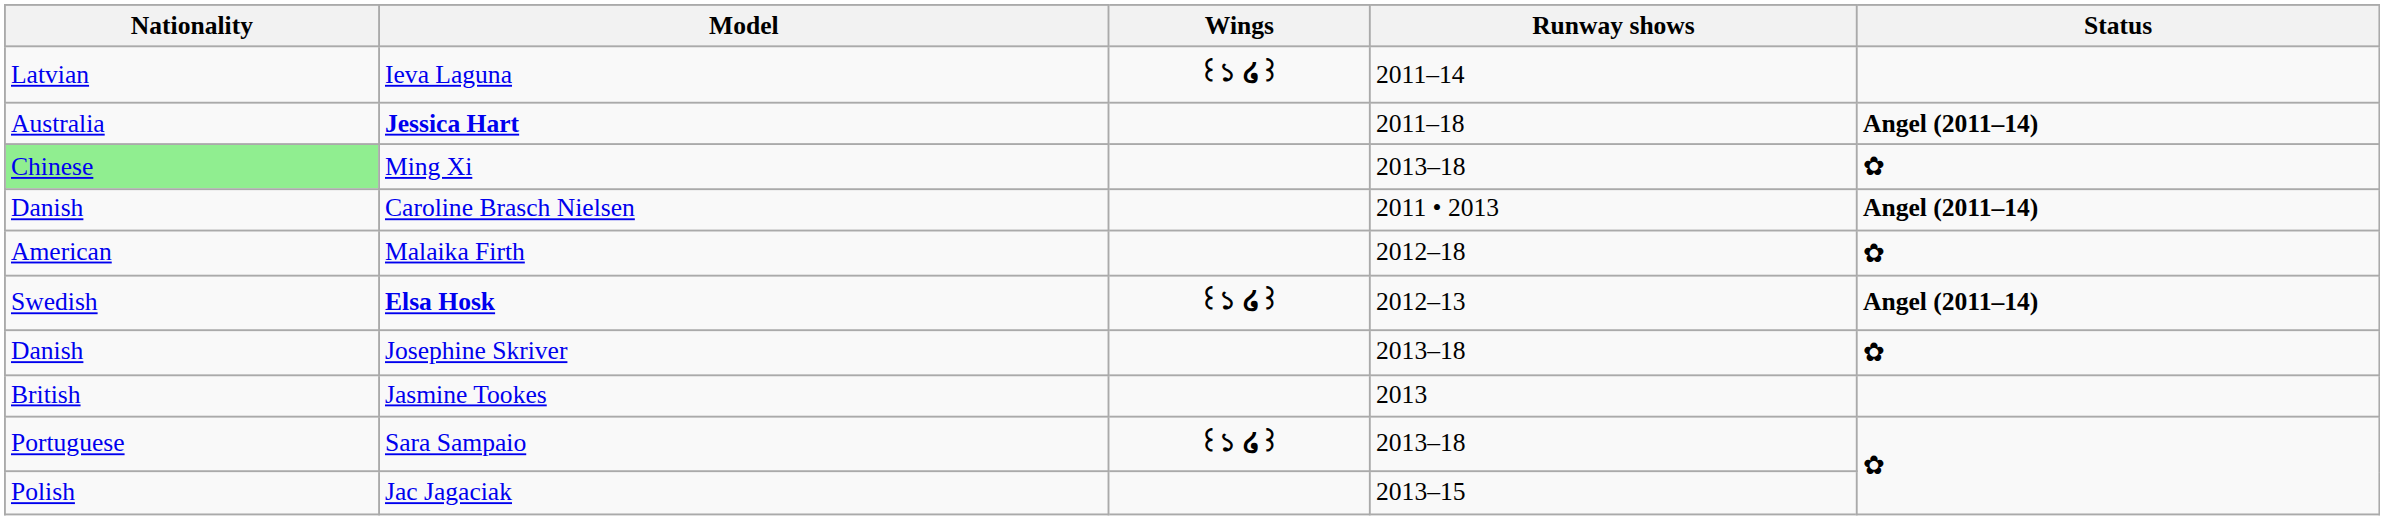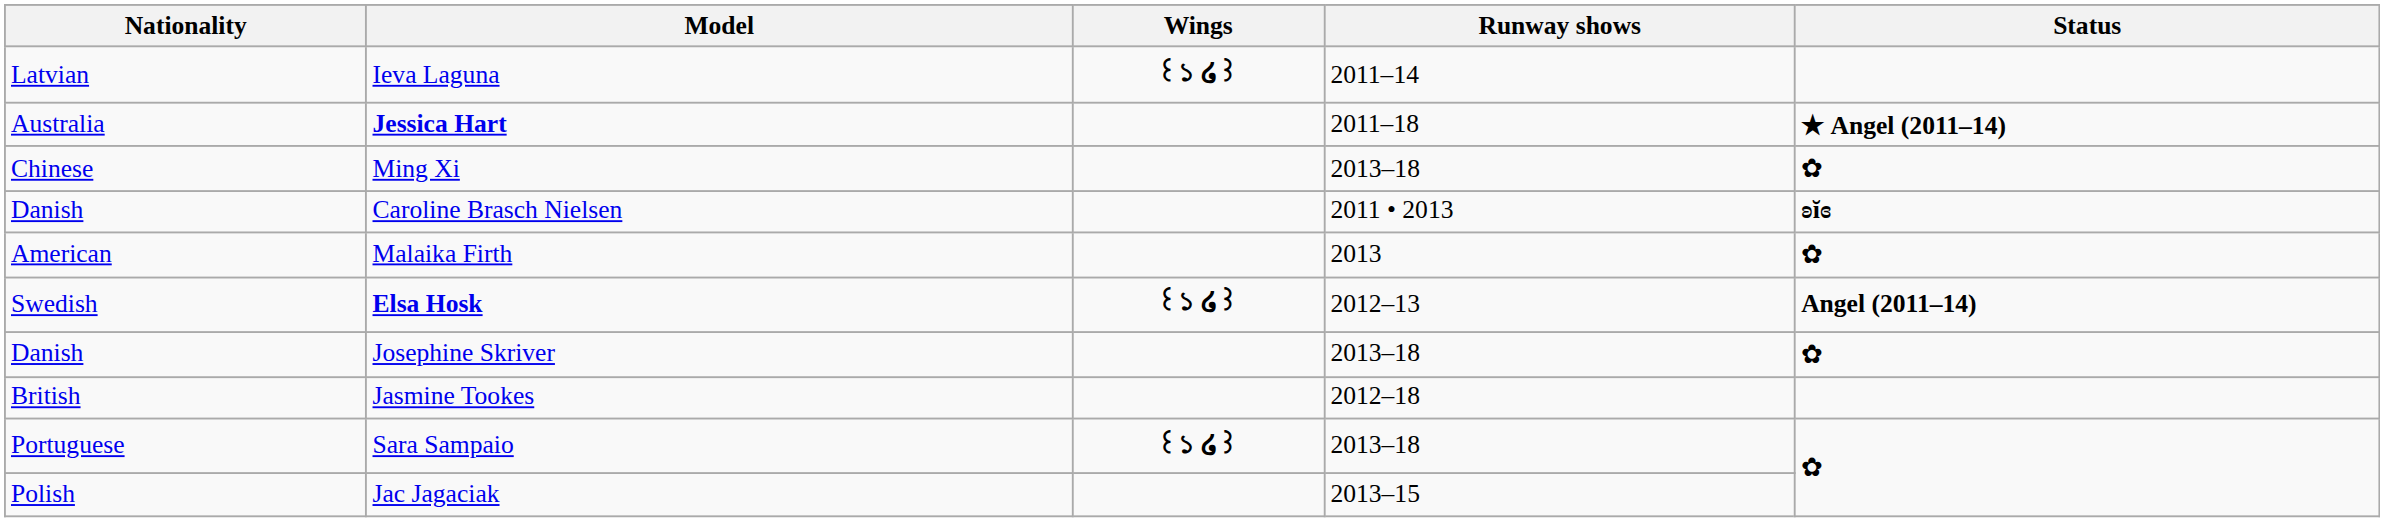(1951, 122) Angel (2011–14) -> (1904, 124) ★ Angel (2011–14)
(52, 165) lightgreen background -> (52, 167) no background
(1951, 208) Angel (2011–14) -> (1816, 210) ʚĭɞ
(1421, 252) 2012–18 -> (1356, 253) 2013
(1402, 394) 2013 -> (1375, 396) 2012–18
